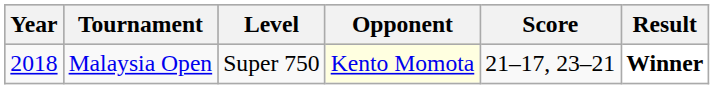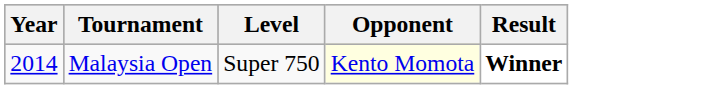- column: (550, 24)
(34, 63) 2018 -> (34, 63) 2014
